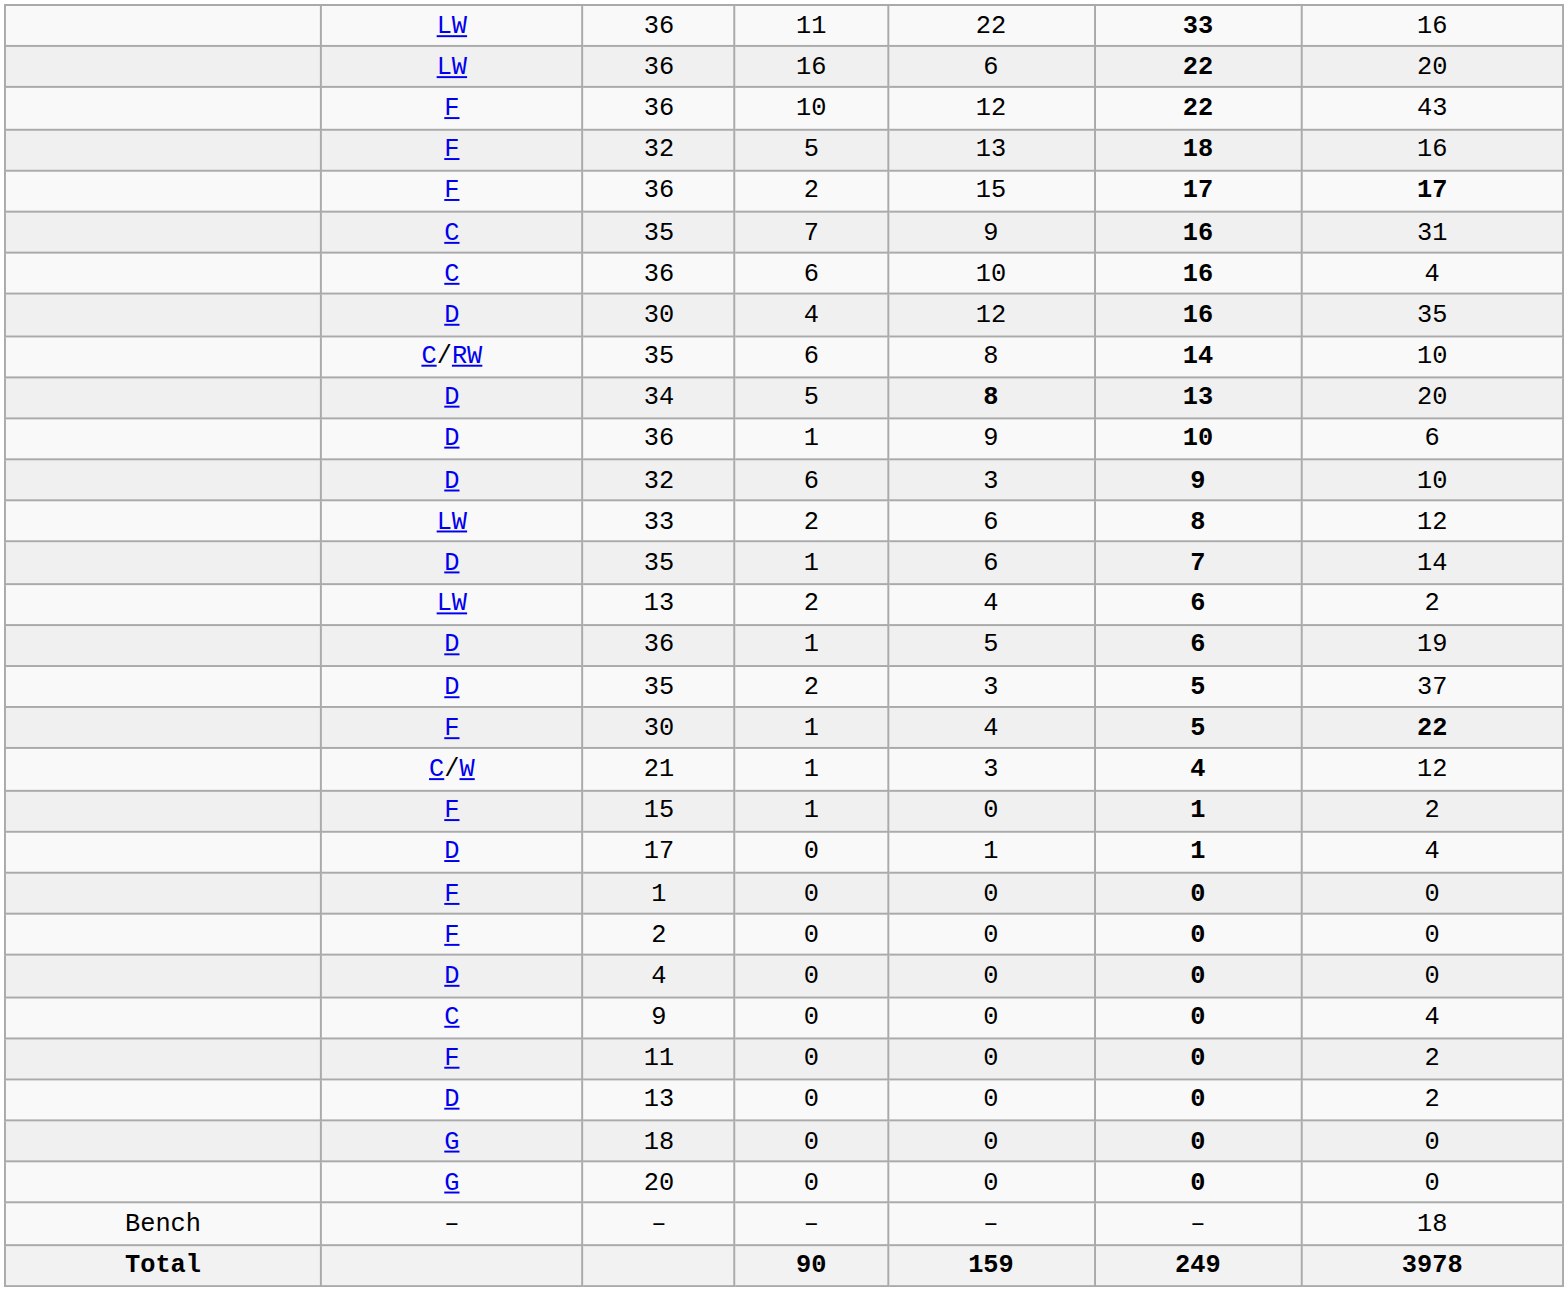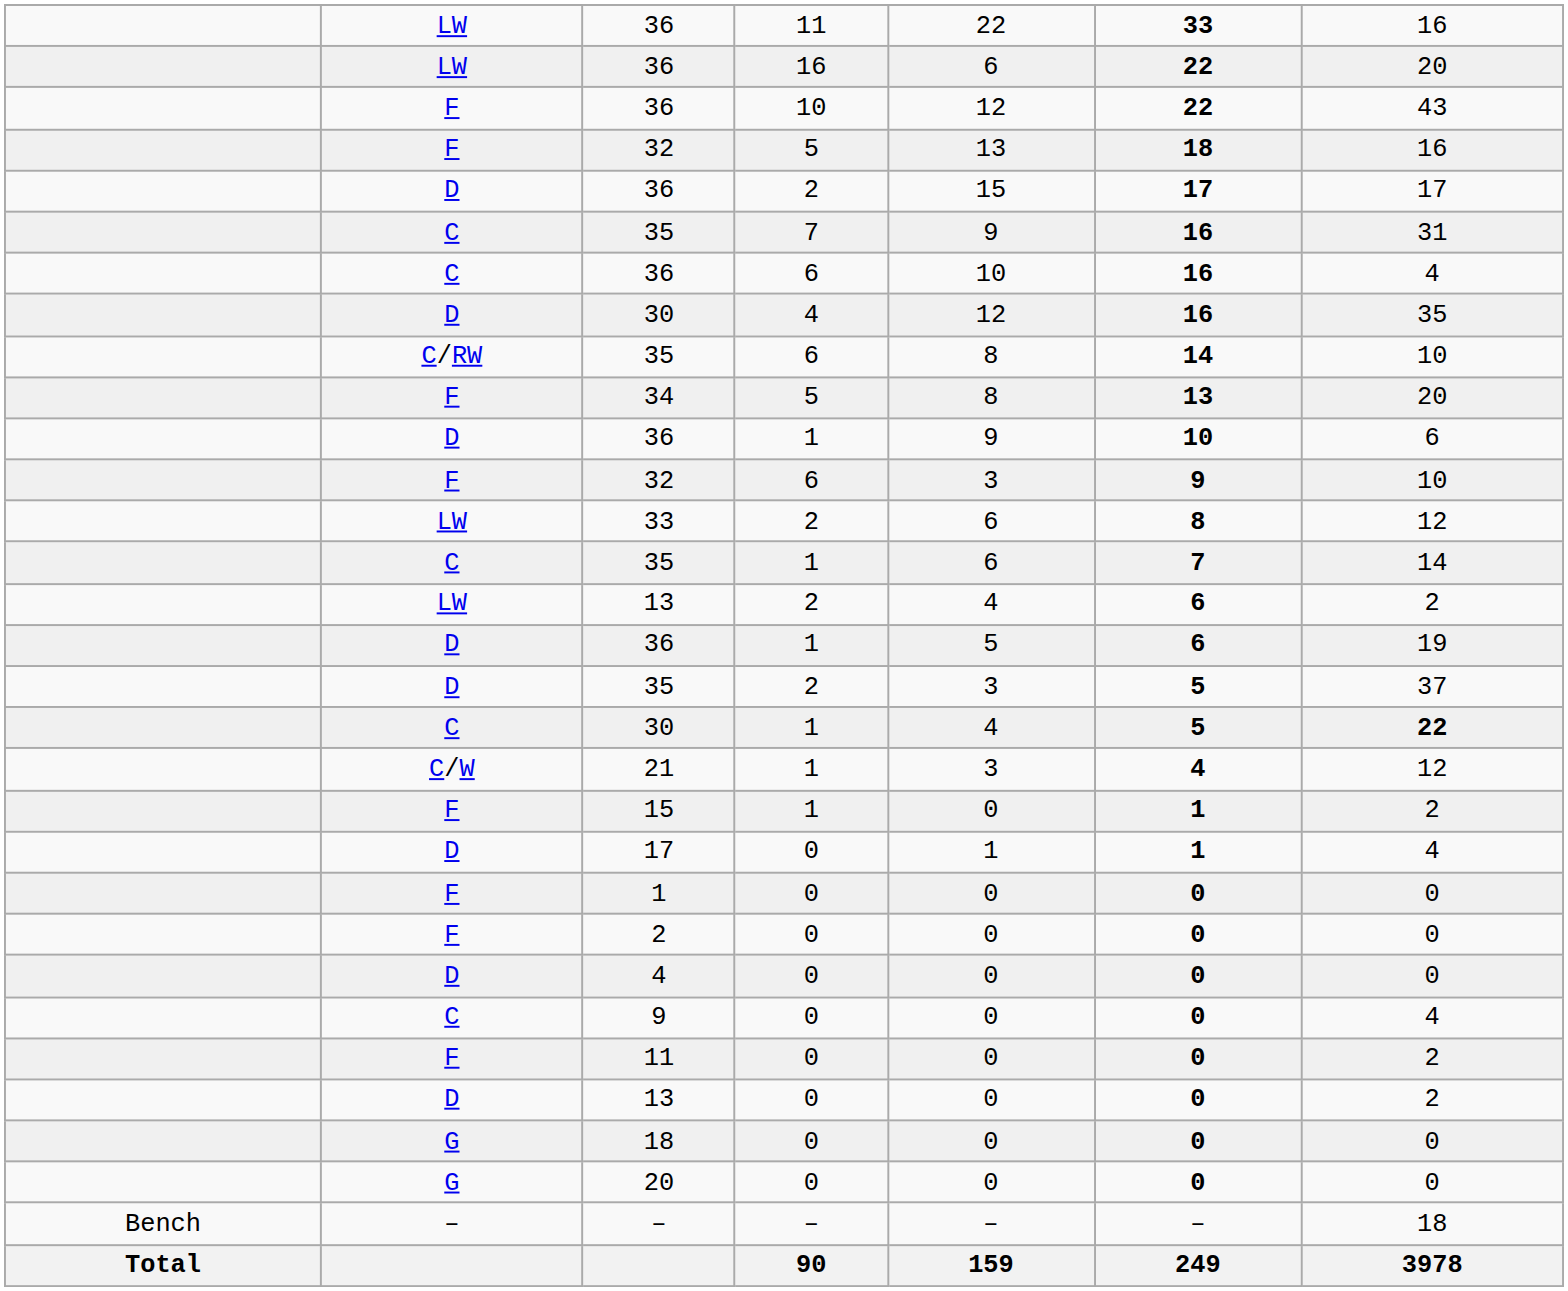(452, 191) F -> (452, 191) D
(1432, 191) bold -> (1432, 191) normal
(452, 397) D -> (452, 397) F
(991, 397) bold -> (991, 397) normal
(452, 480) D -> (452, 480) F
(452, 563) D -> (452, 563) C
(452, 728) F -> (452, 728) C
